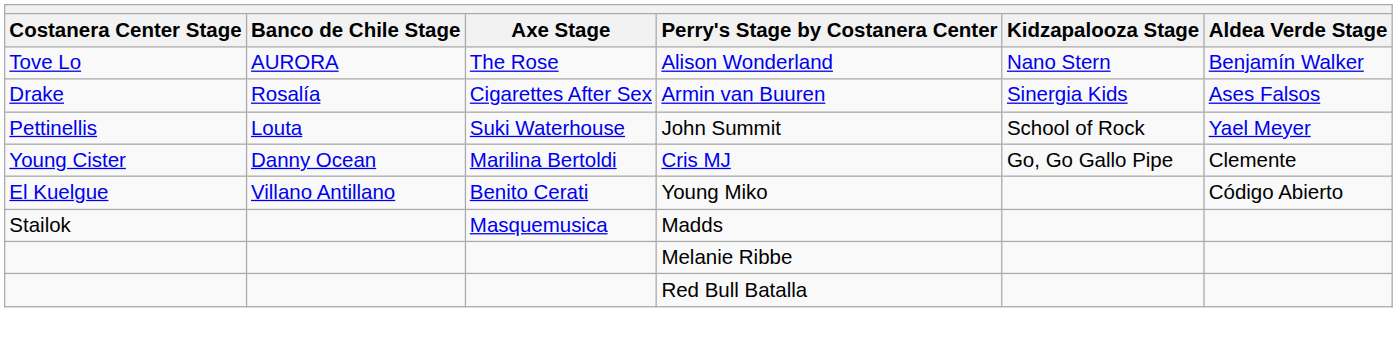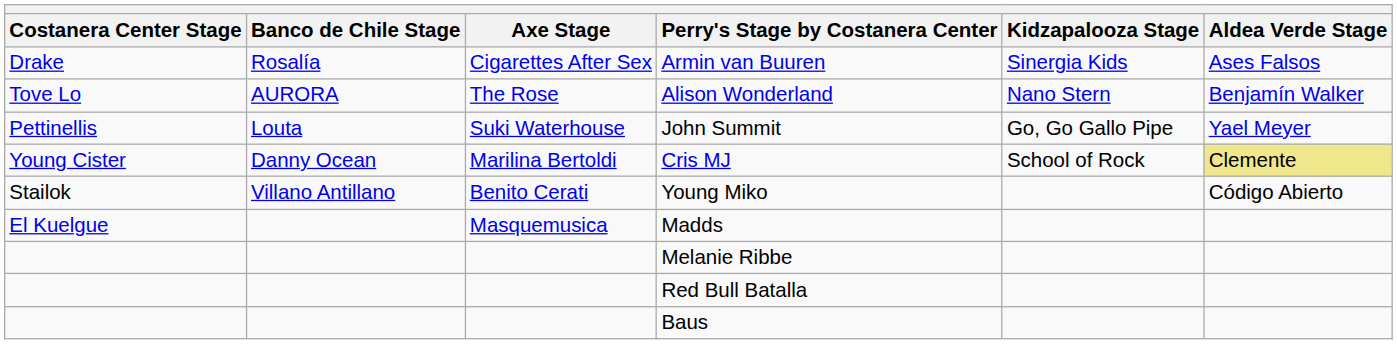rows swapped: (743, 95) <-> (747, 62)
(1076, 127) School of Rock -> (1090, 127) Go, Go Gallo Pipe
(1090, 160) Go, Go Gallo Pipe -> (1076, 160) School of Rock
(1253, 160) no background -> (1253, 160) khaki background
(59, 192) El Kuelgue -> (40, 192) Stailok
(40, 225) Stailok -> (59, 225) El Kuelgue
+ row: (685, 322)
